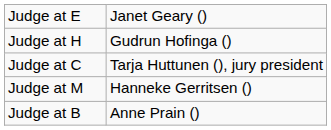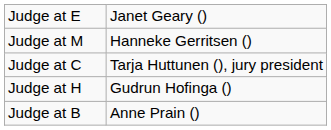rows swapped: (45, 40) <-> (46, 88)
